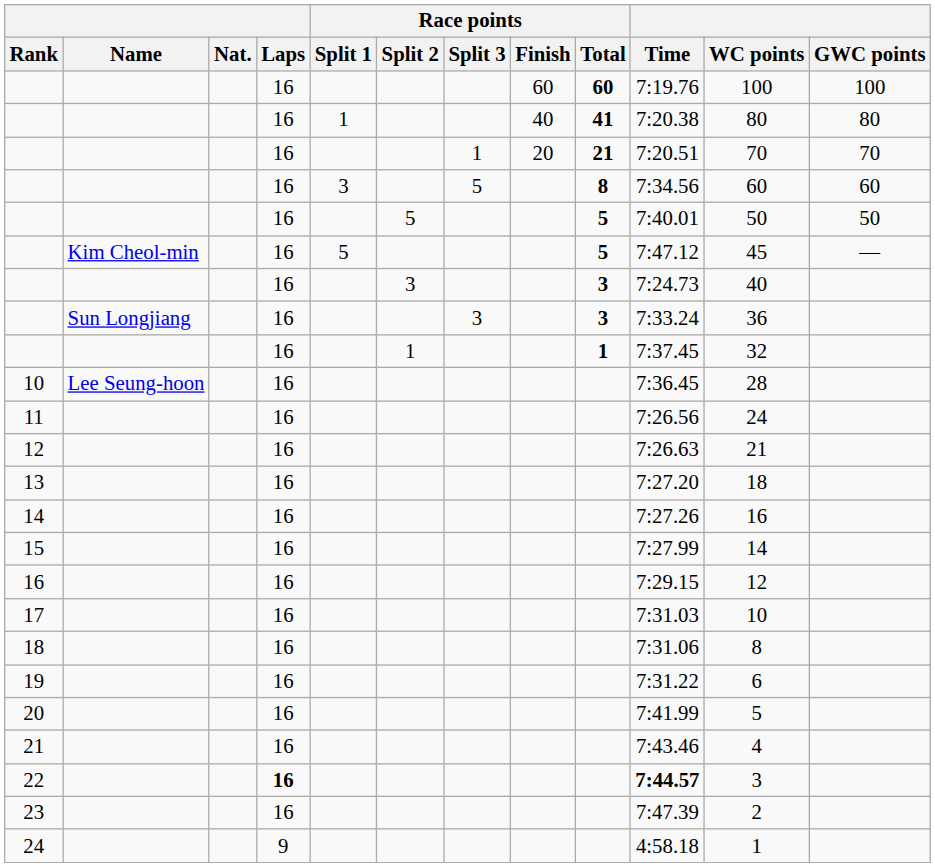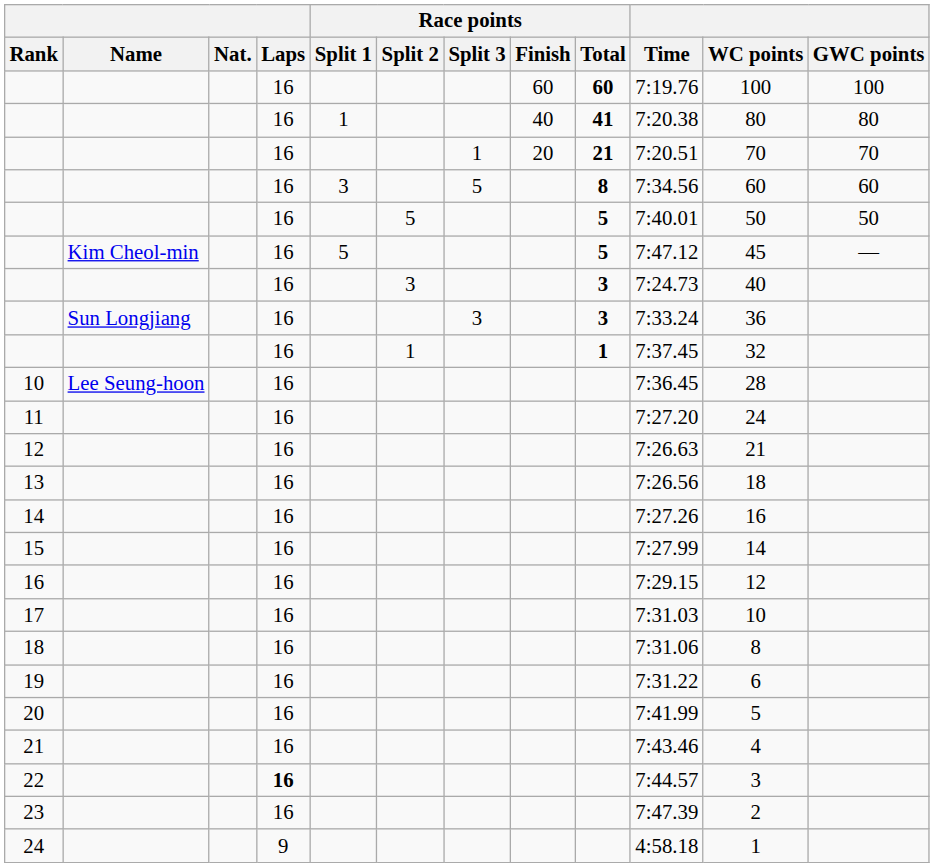(667, 416) 7:26.56 -> (667, 416) 7:27.20
(667, 482) 7:27.20 -> (667, 482) 7:26.56
(667, 779) bold -> (667, 779) normal
